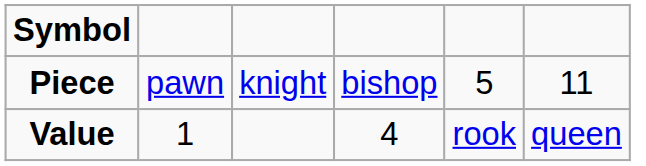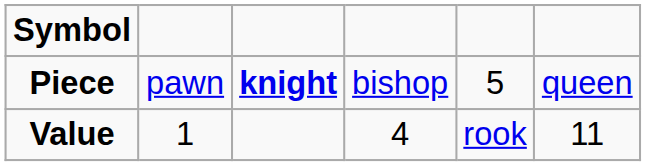(283, 82) normal -> (288, 82) bold
(576, 82) 11 -> (587, 82) queen
(576, 133) queen -> (587, 133) 11
